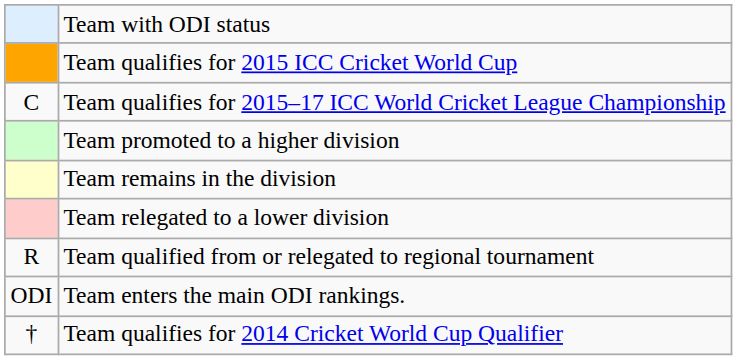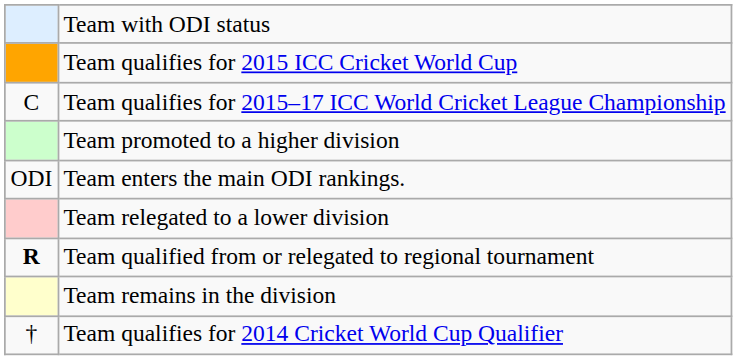rows swapped: (200, 178) <-> (234, 295)
(31, 256) normal -> (31, 256) bold
